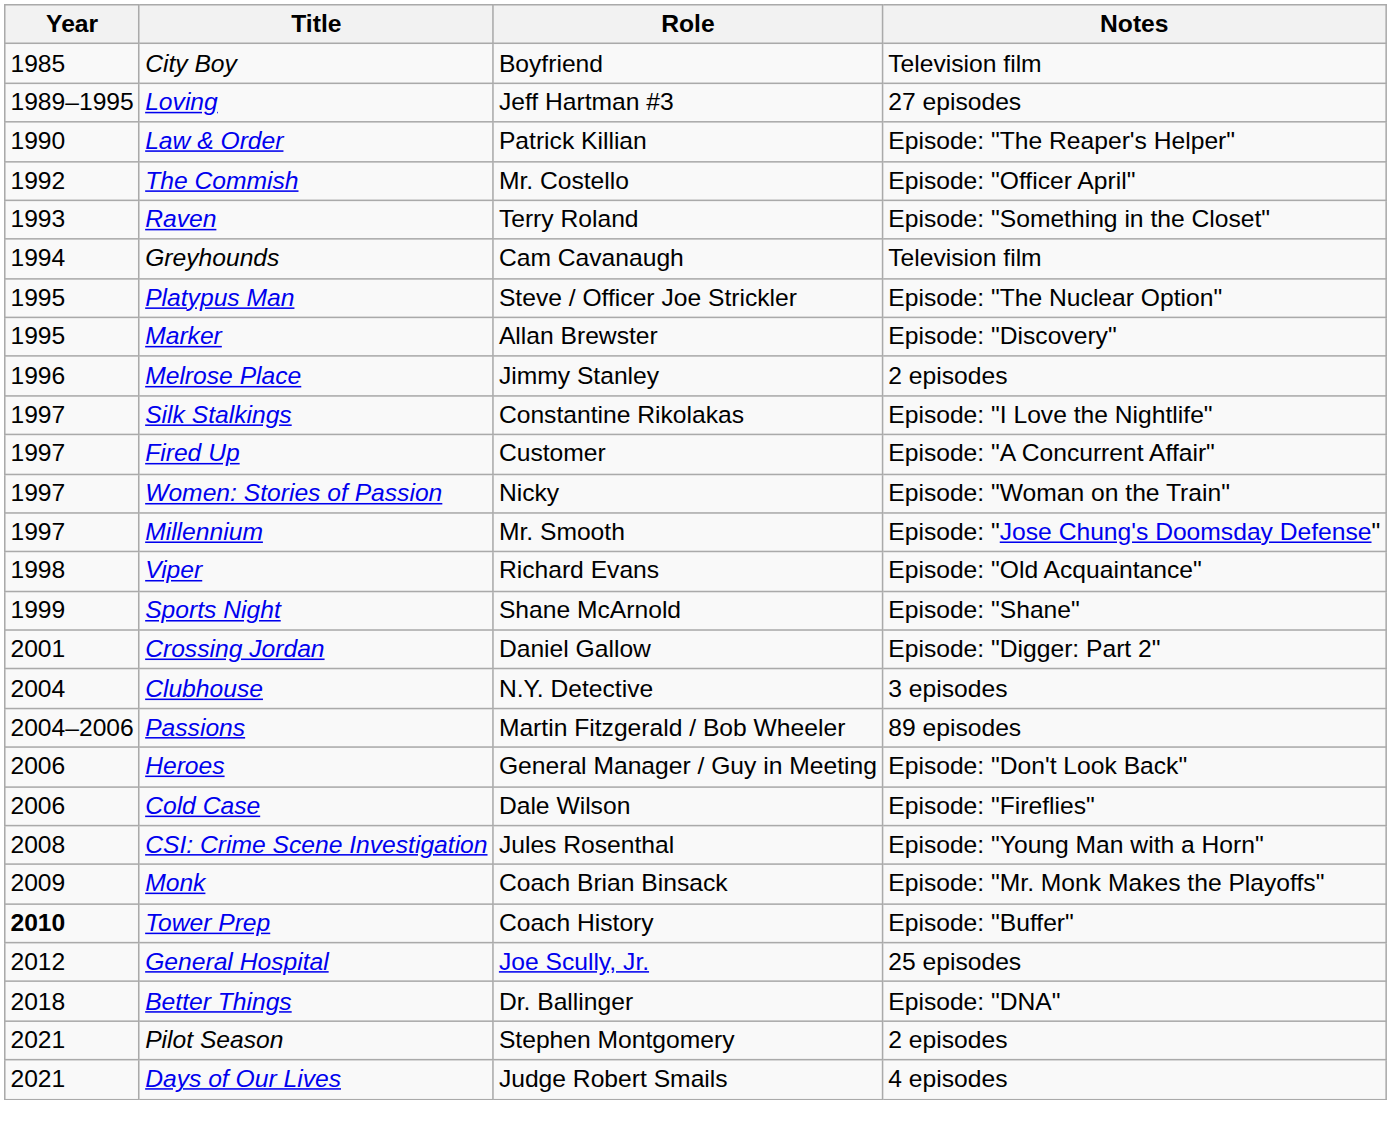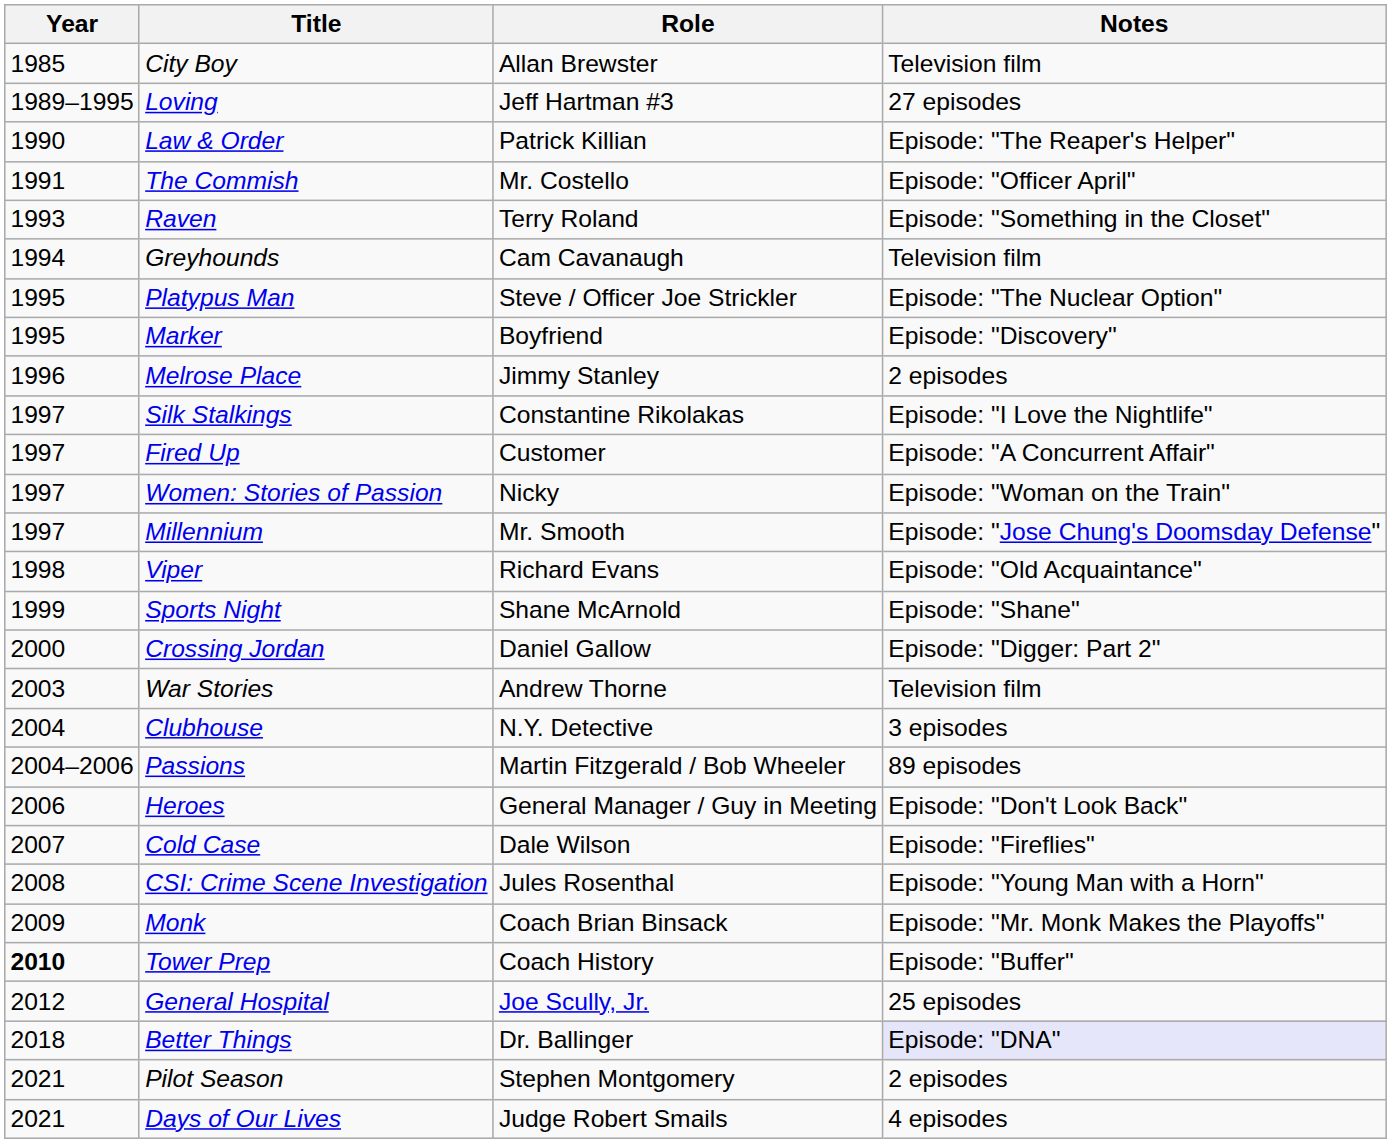(551, 63) Boyfriend -> (578, 63) Allan Brewster
(38, 180) 1992 -> (38, 180) 1991
(578, 336) Allan Brewster -> (551, 336) Boyfriend
(38, 649) 2001 -> (38, 649) 2000
+ row: (209, 688)
(38, 805) 2006 -> (38, 844) 2007
(974, 1000) no background -> (974, 1040) lavender background
